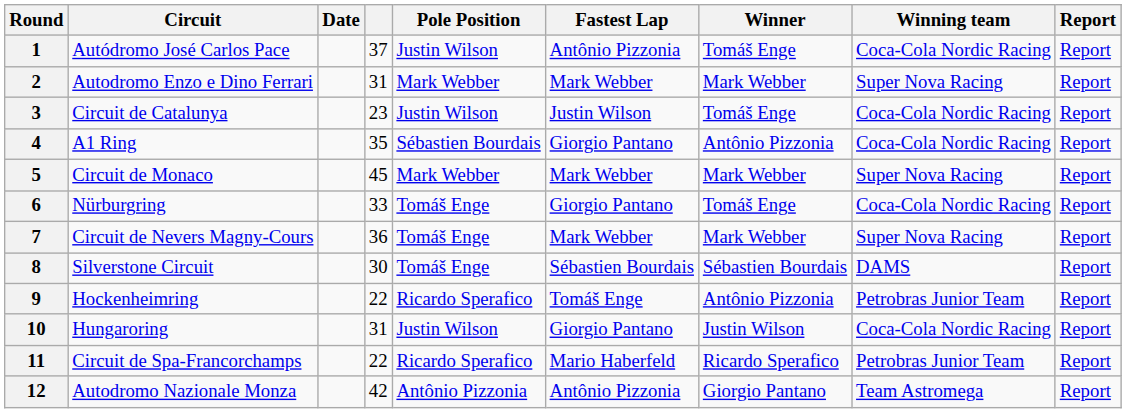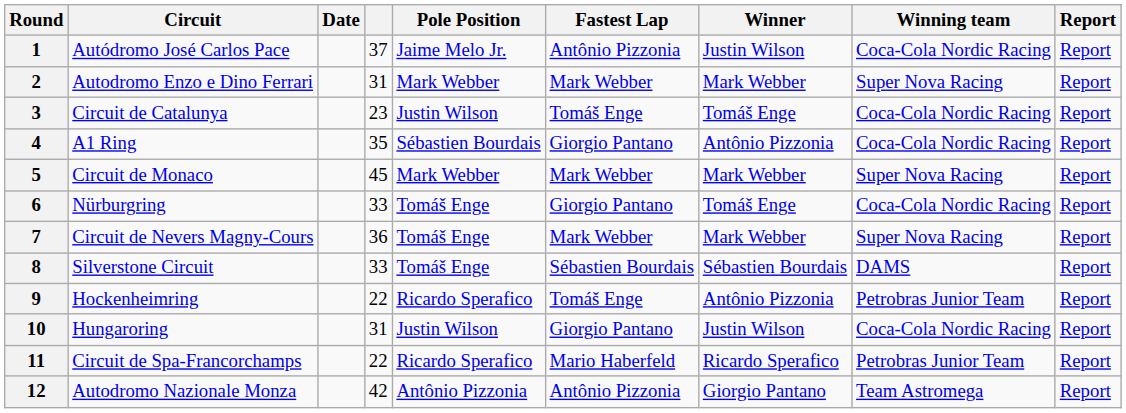(447, 50) Justin Wilson -> (451, 50) Jaime Melo Jr.
(749, 50) Tomáš Enge -> (754, 50) Justin Wilson
(600, 112) Justin Wilson -> (596, 112) Tomáš Enge
(378, 267) 30 -> (378, 267) 33
